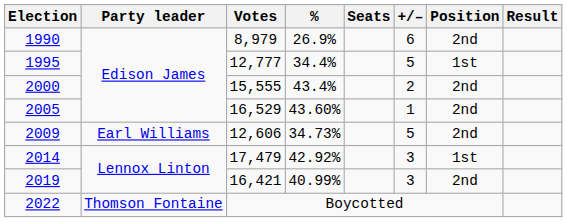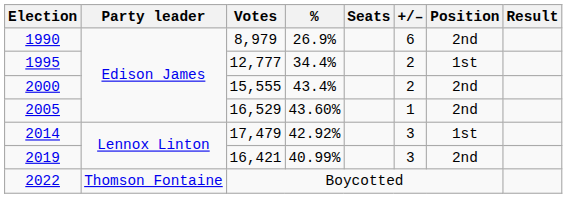(410, 63) 5 -> (410, 63) 2
- row: (43, 134)
